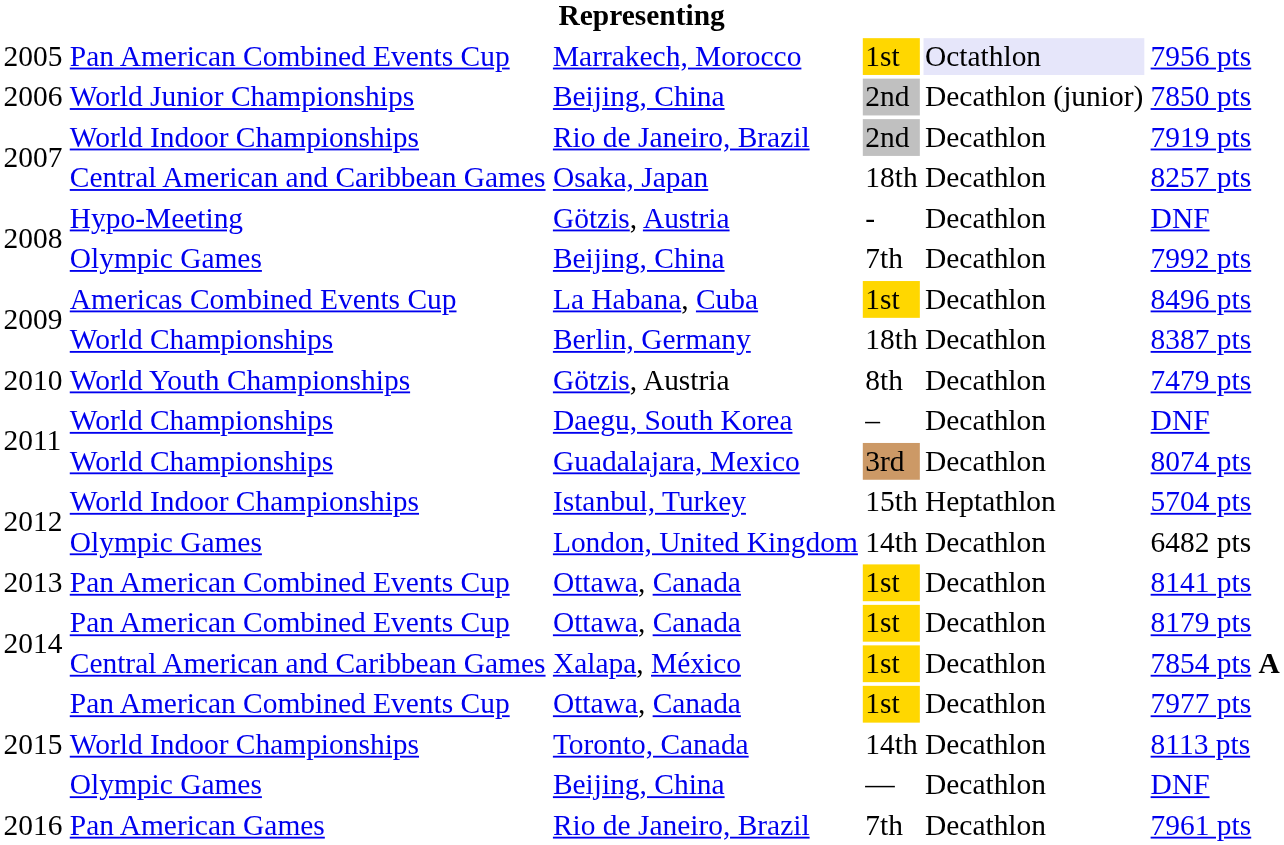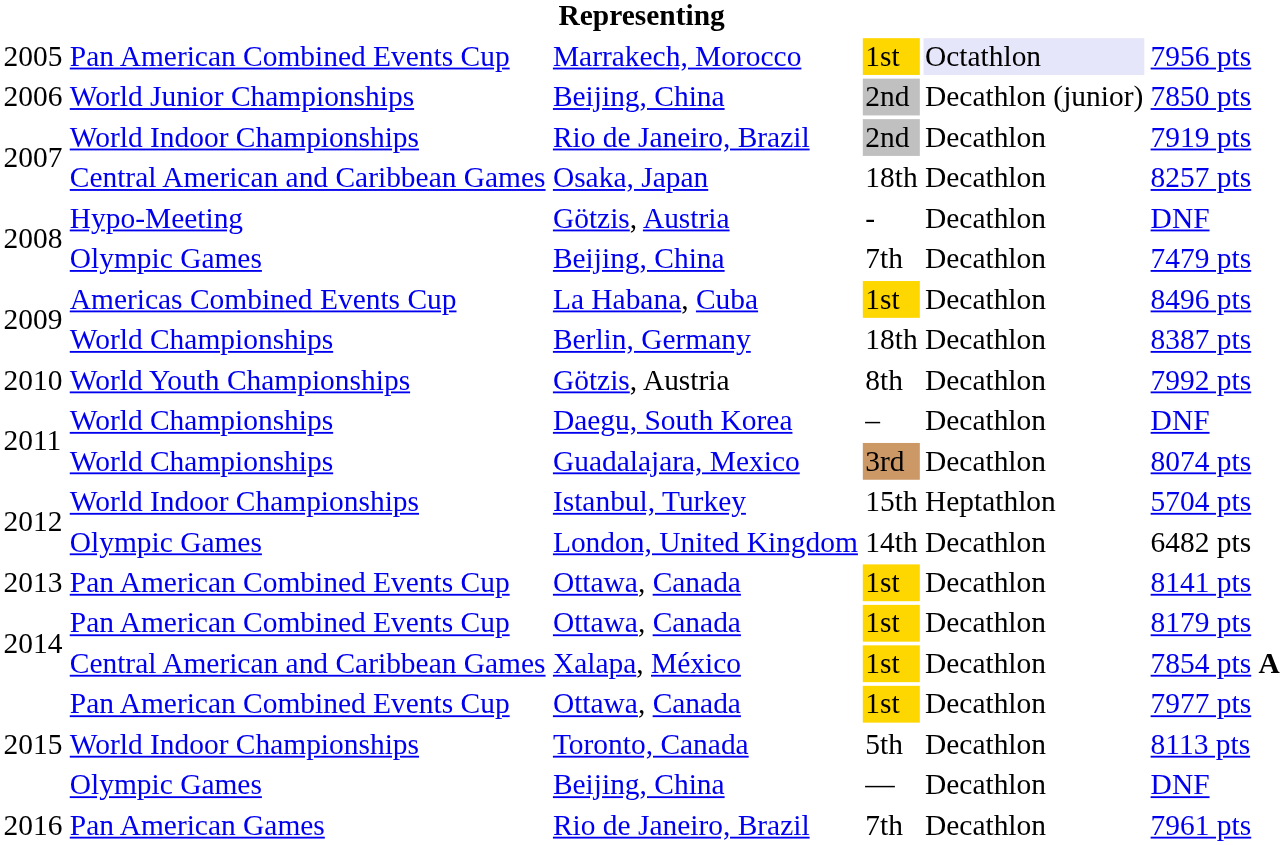(1201, 258) 7992 pts -> (1201, 258) 7479 pts
(1201, 379) 7479 pts -> (1201, 379) 7992 pts
(891, 744) 14th -> (884, 744) 5th
